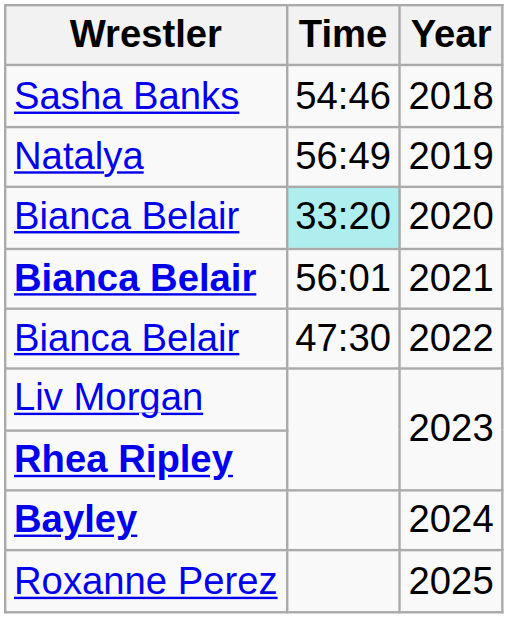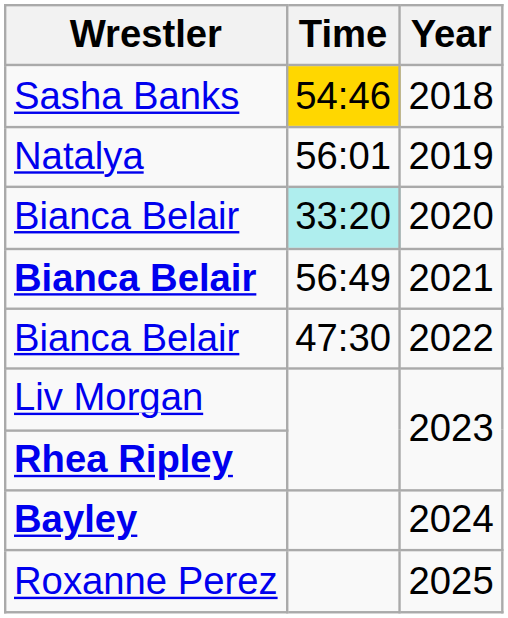(343, 95) no background -> (343, 95) gold background
(343, 156) 56:49 -> (343, 156) 56:01
(343, 277) 56:01 -> (343, 277) 56:49
